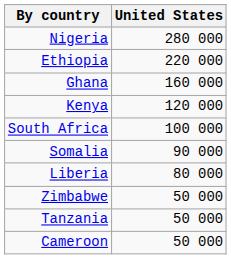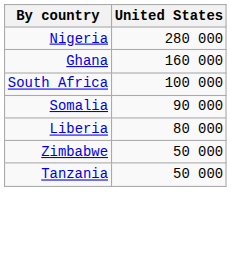- row: (75, 61)
- row: (87, 107)
- row: (75, 243)
